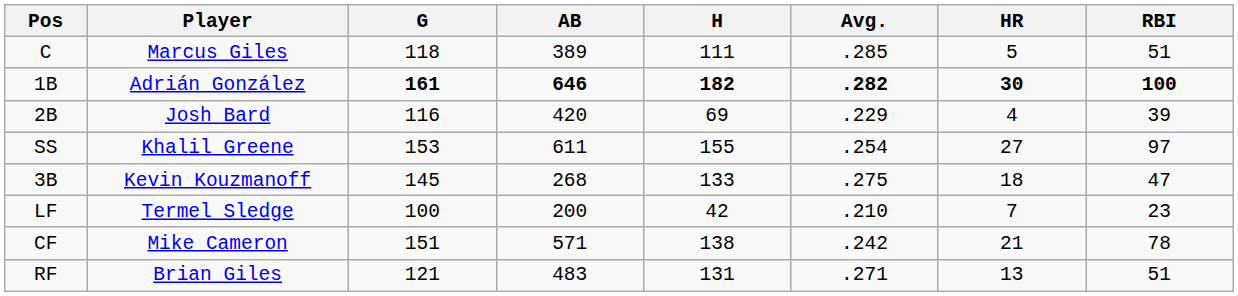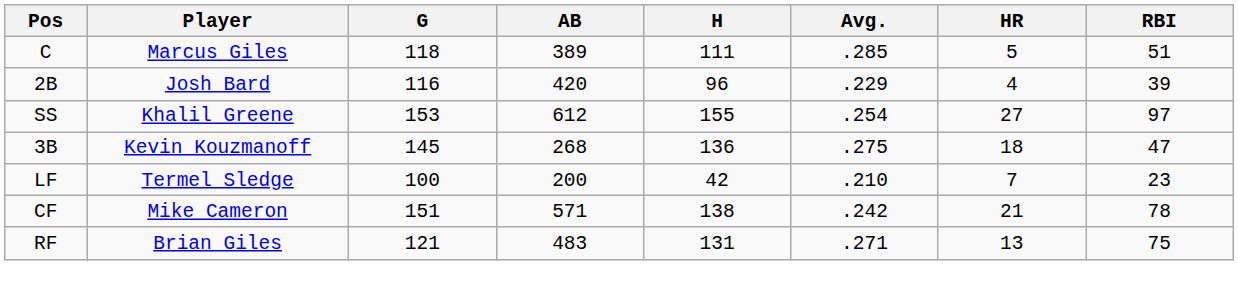- row: (46, 84)
(717, 116) 69 -> (717, 84) 96
(570, 148) 611 -> (570, 116) 612
(717, 180) 133 -> (717, 148) 136
(1159, 275) 51 -> (1159, 243) 75
